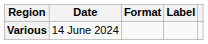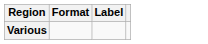- column: (85, 13)
